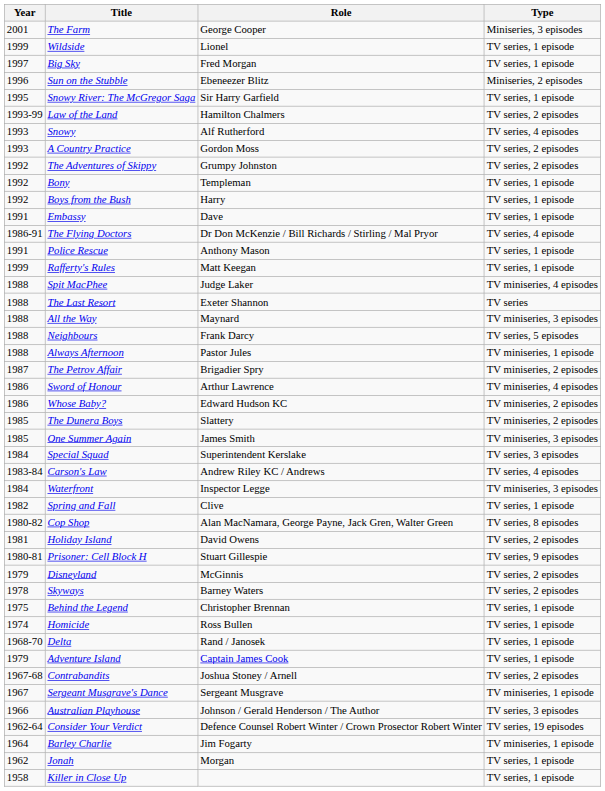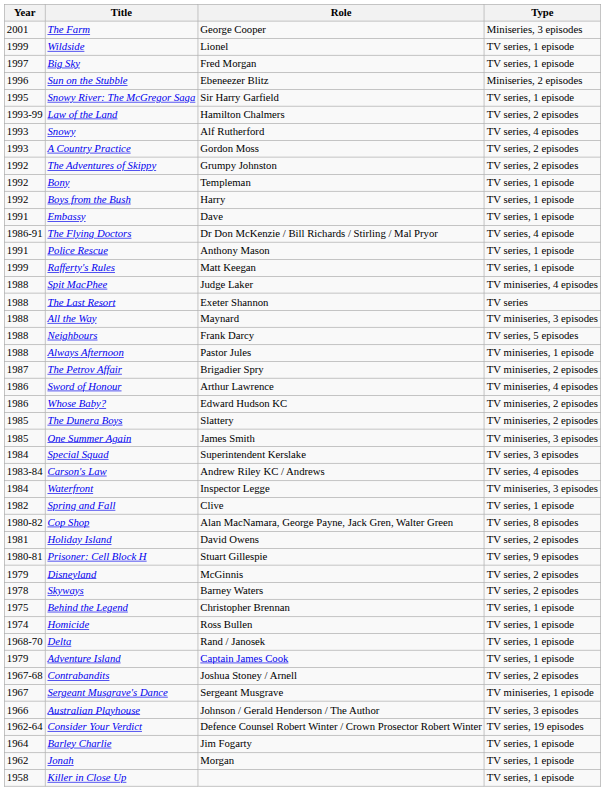(540, 744) TV miniseries, 1 episode -> (530, 744) TV series, 1 episode
